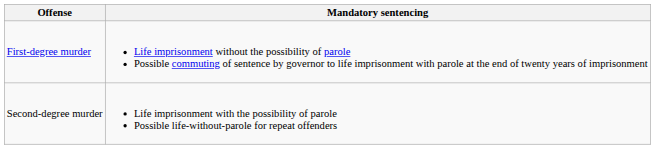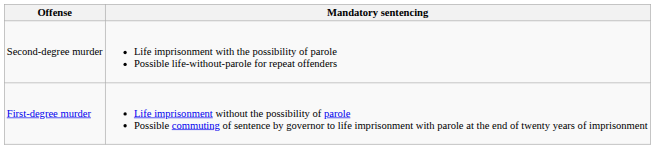rows swapped: (55, 113) <-> (49, 52)
